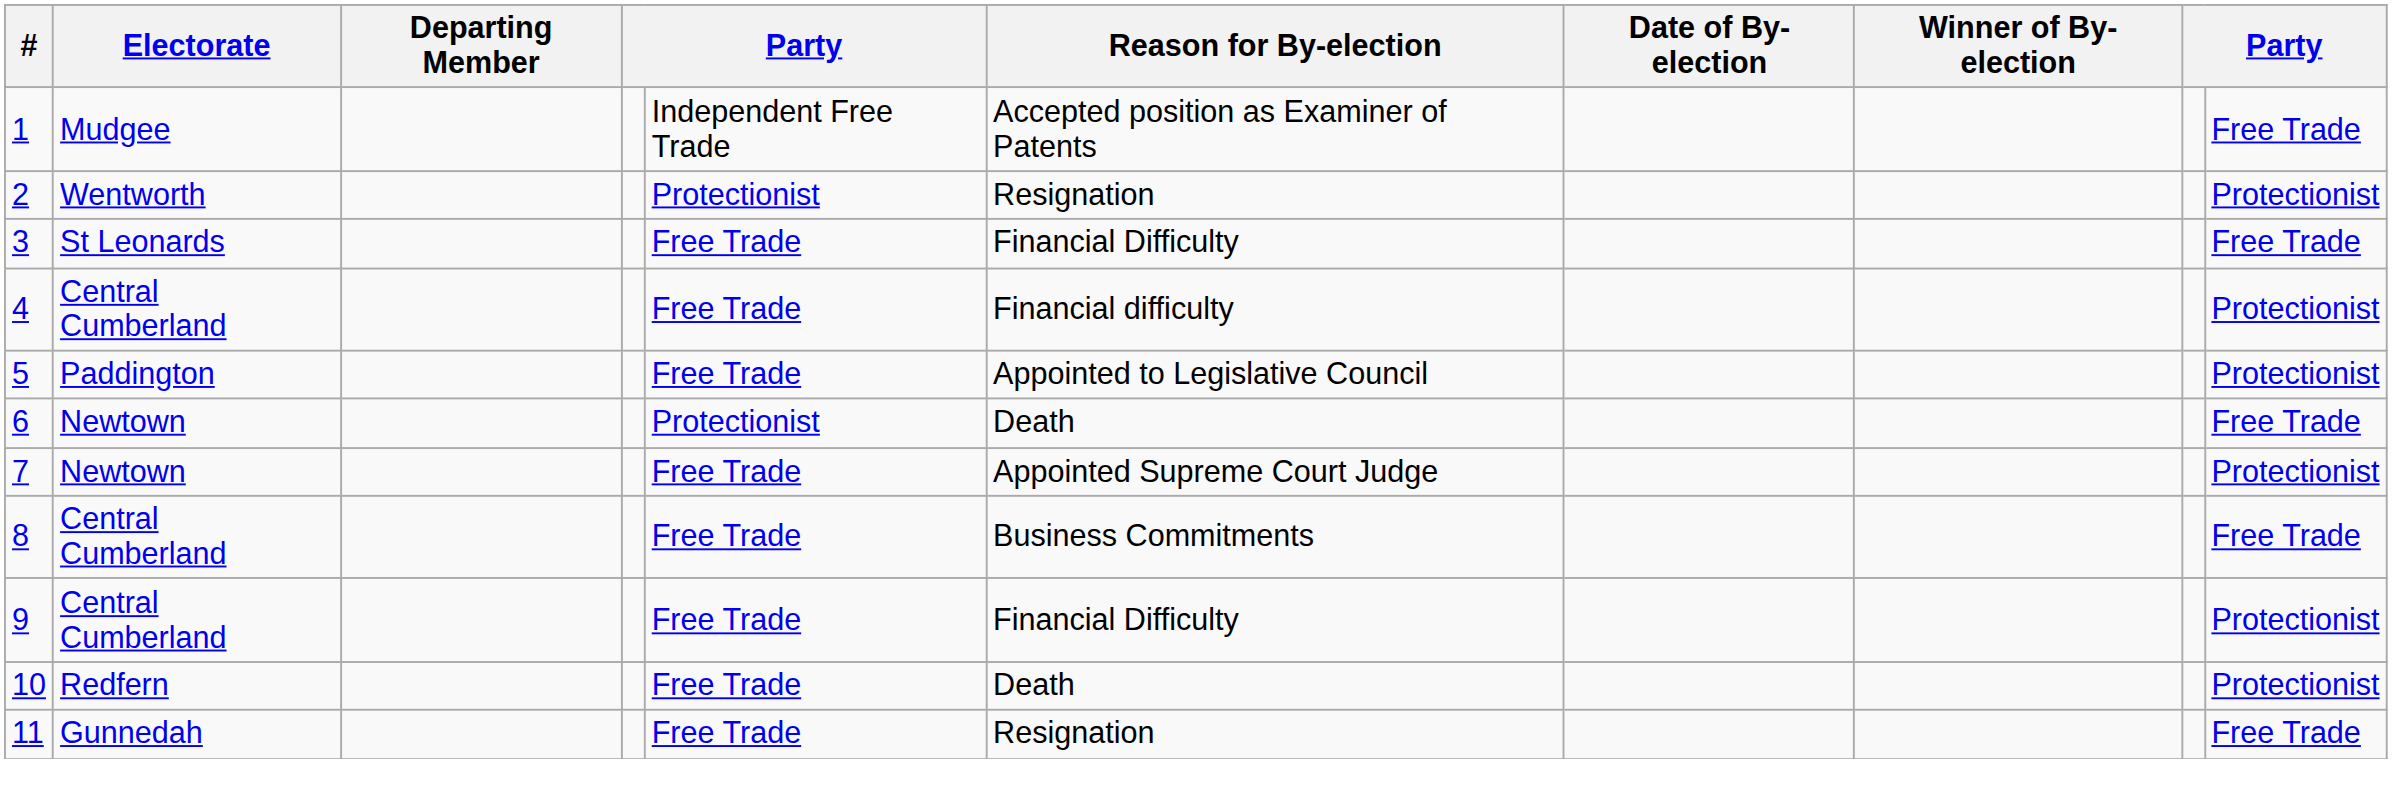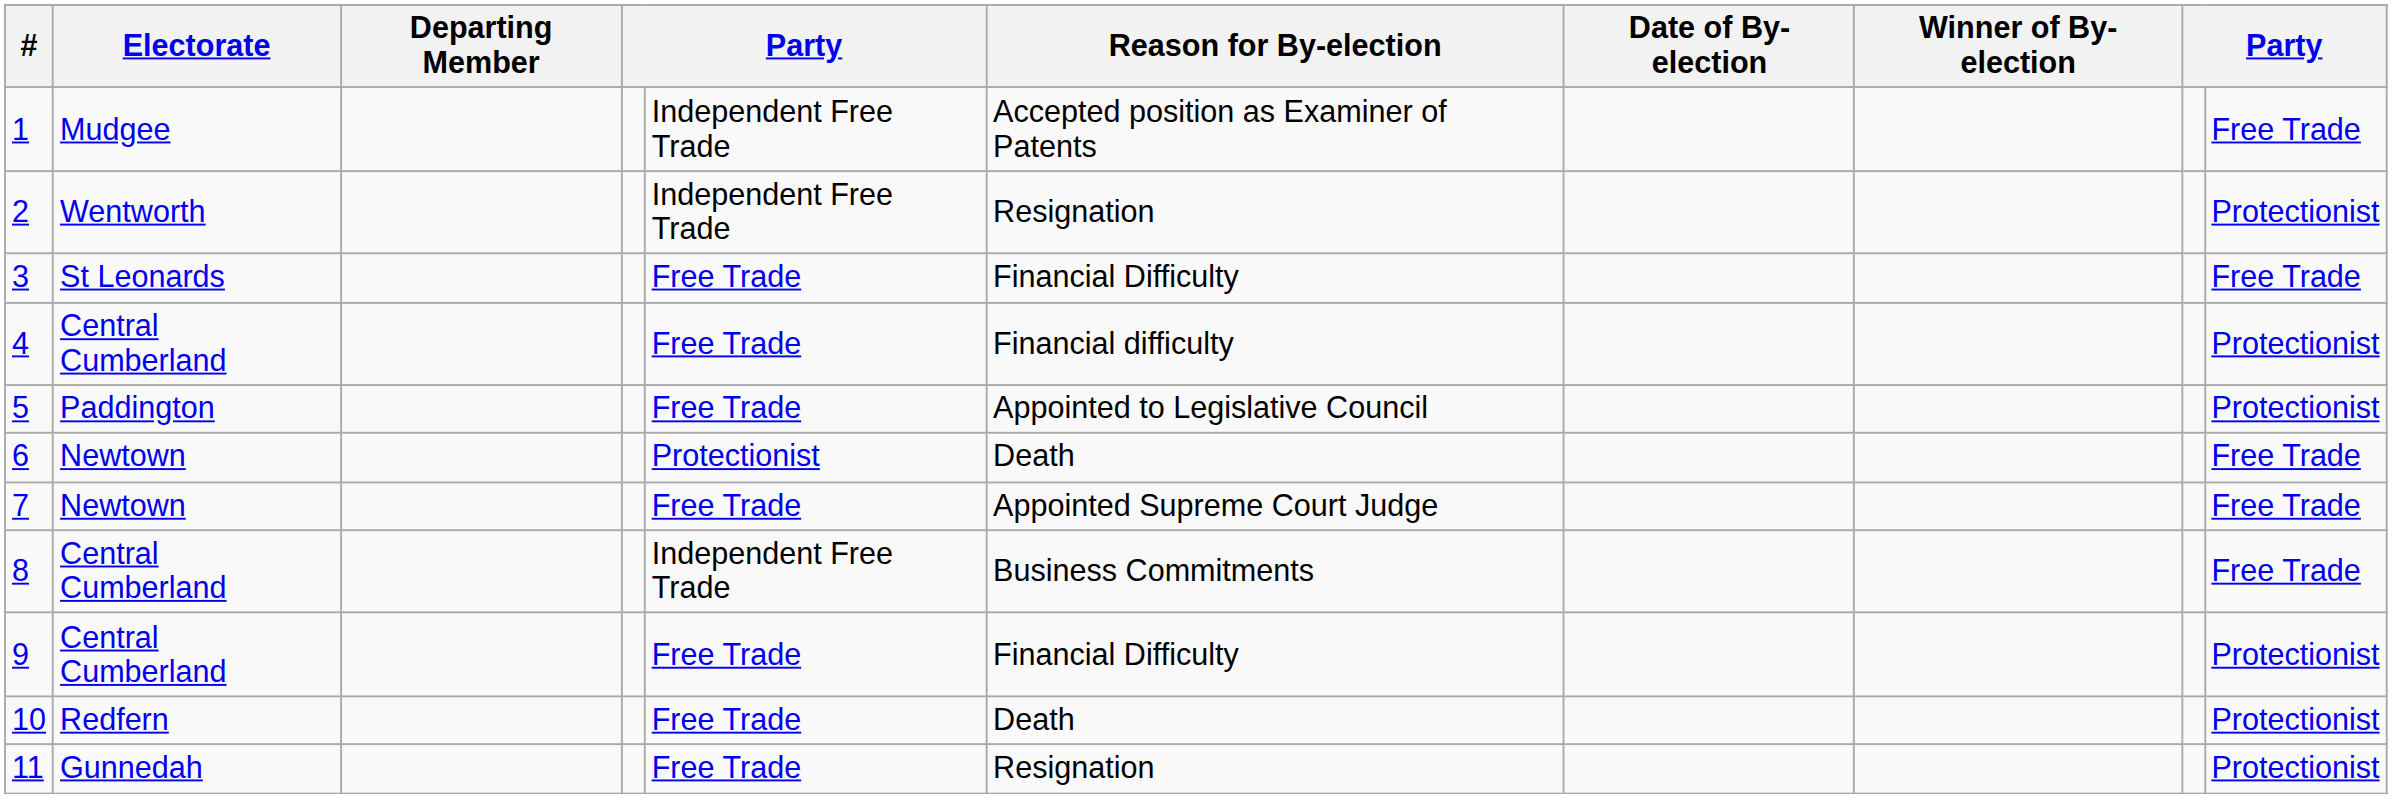(736, 194) Protectionist -> (772, 211) Independent Free Trade
(2295, 471) Protectionist -> (2286, 505) Free Trade
(726, 536) Free Trade -> (772, 571) Independent Free Trade
(2286, 733) Free Trade -> (2295, 768) Protectionist
